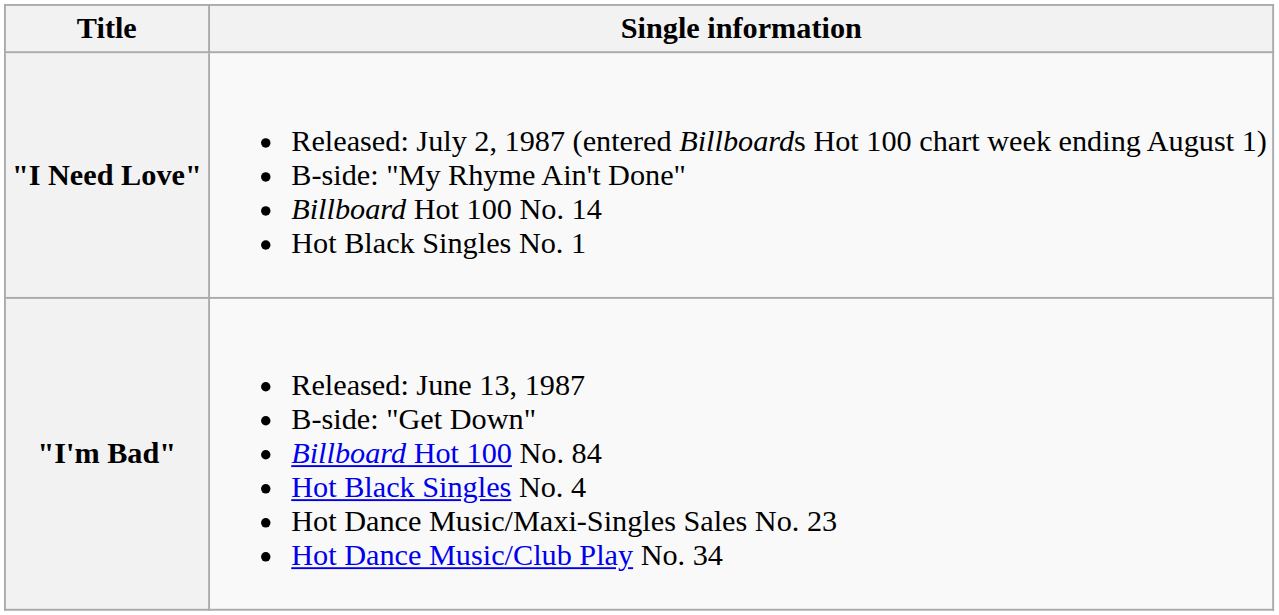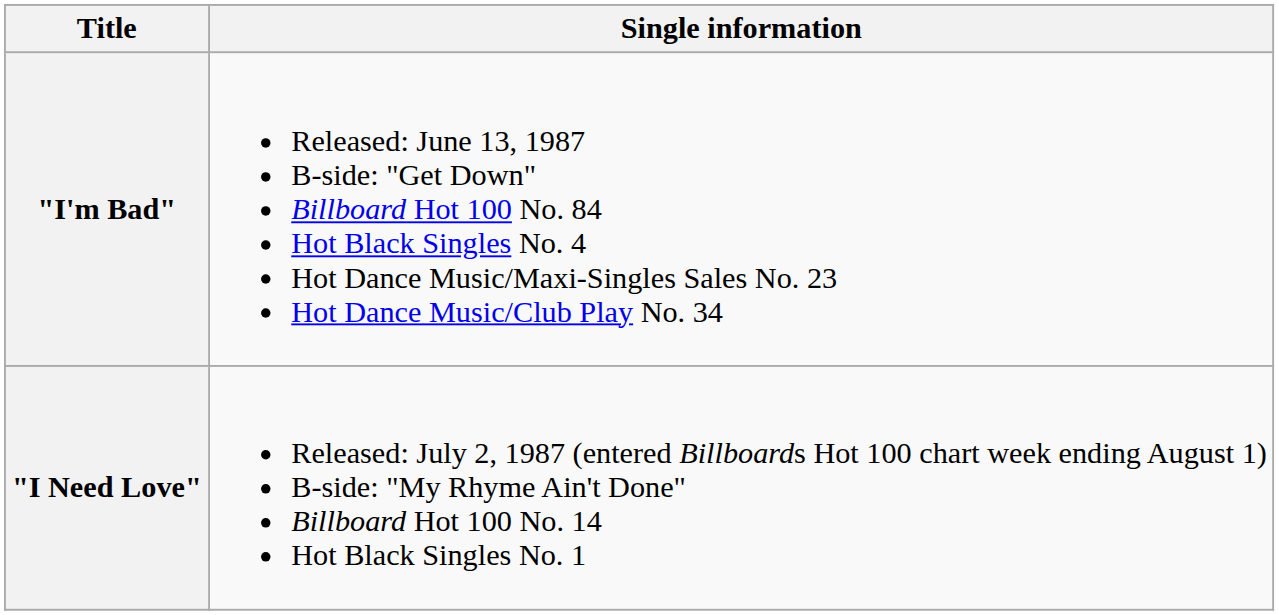rows swapped: (107, 453) <-> (107, 174)
